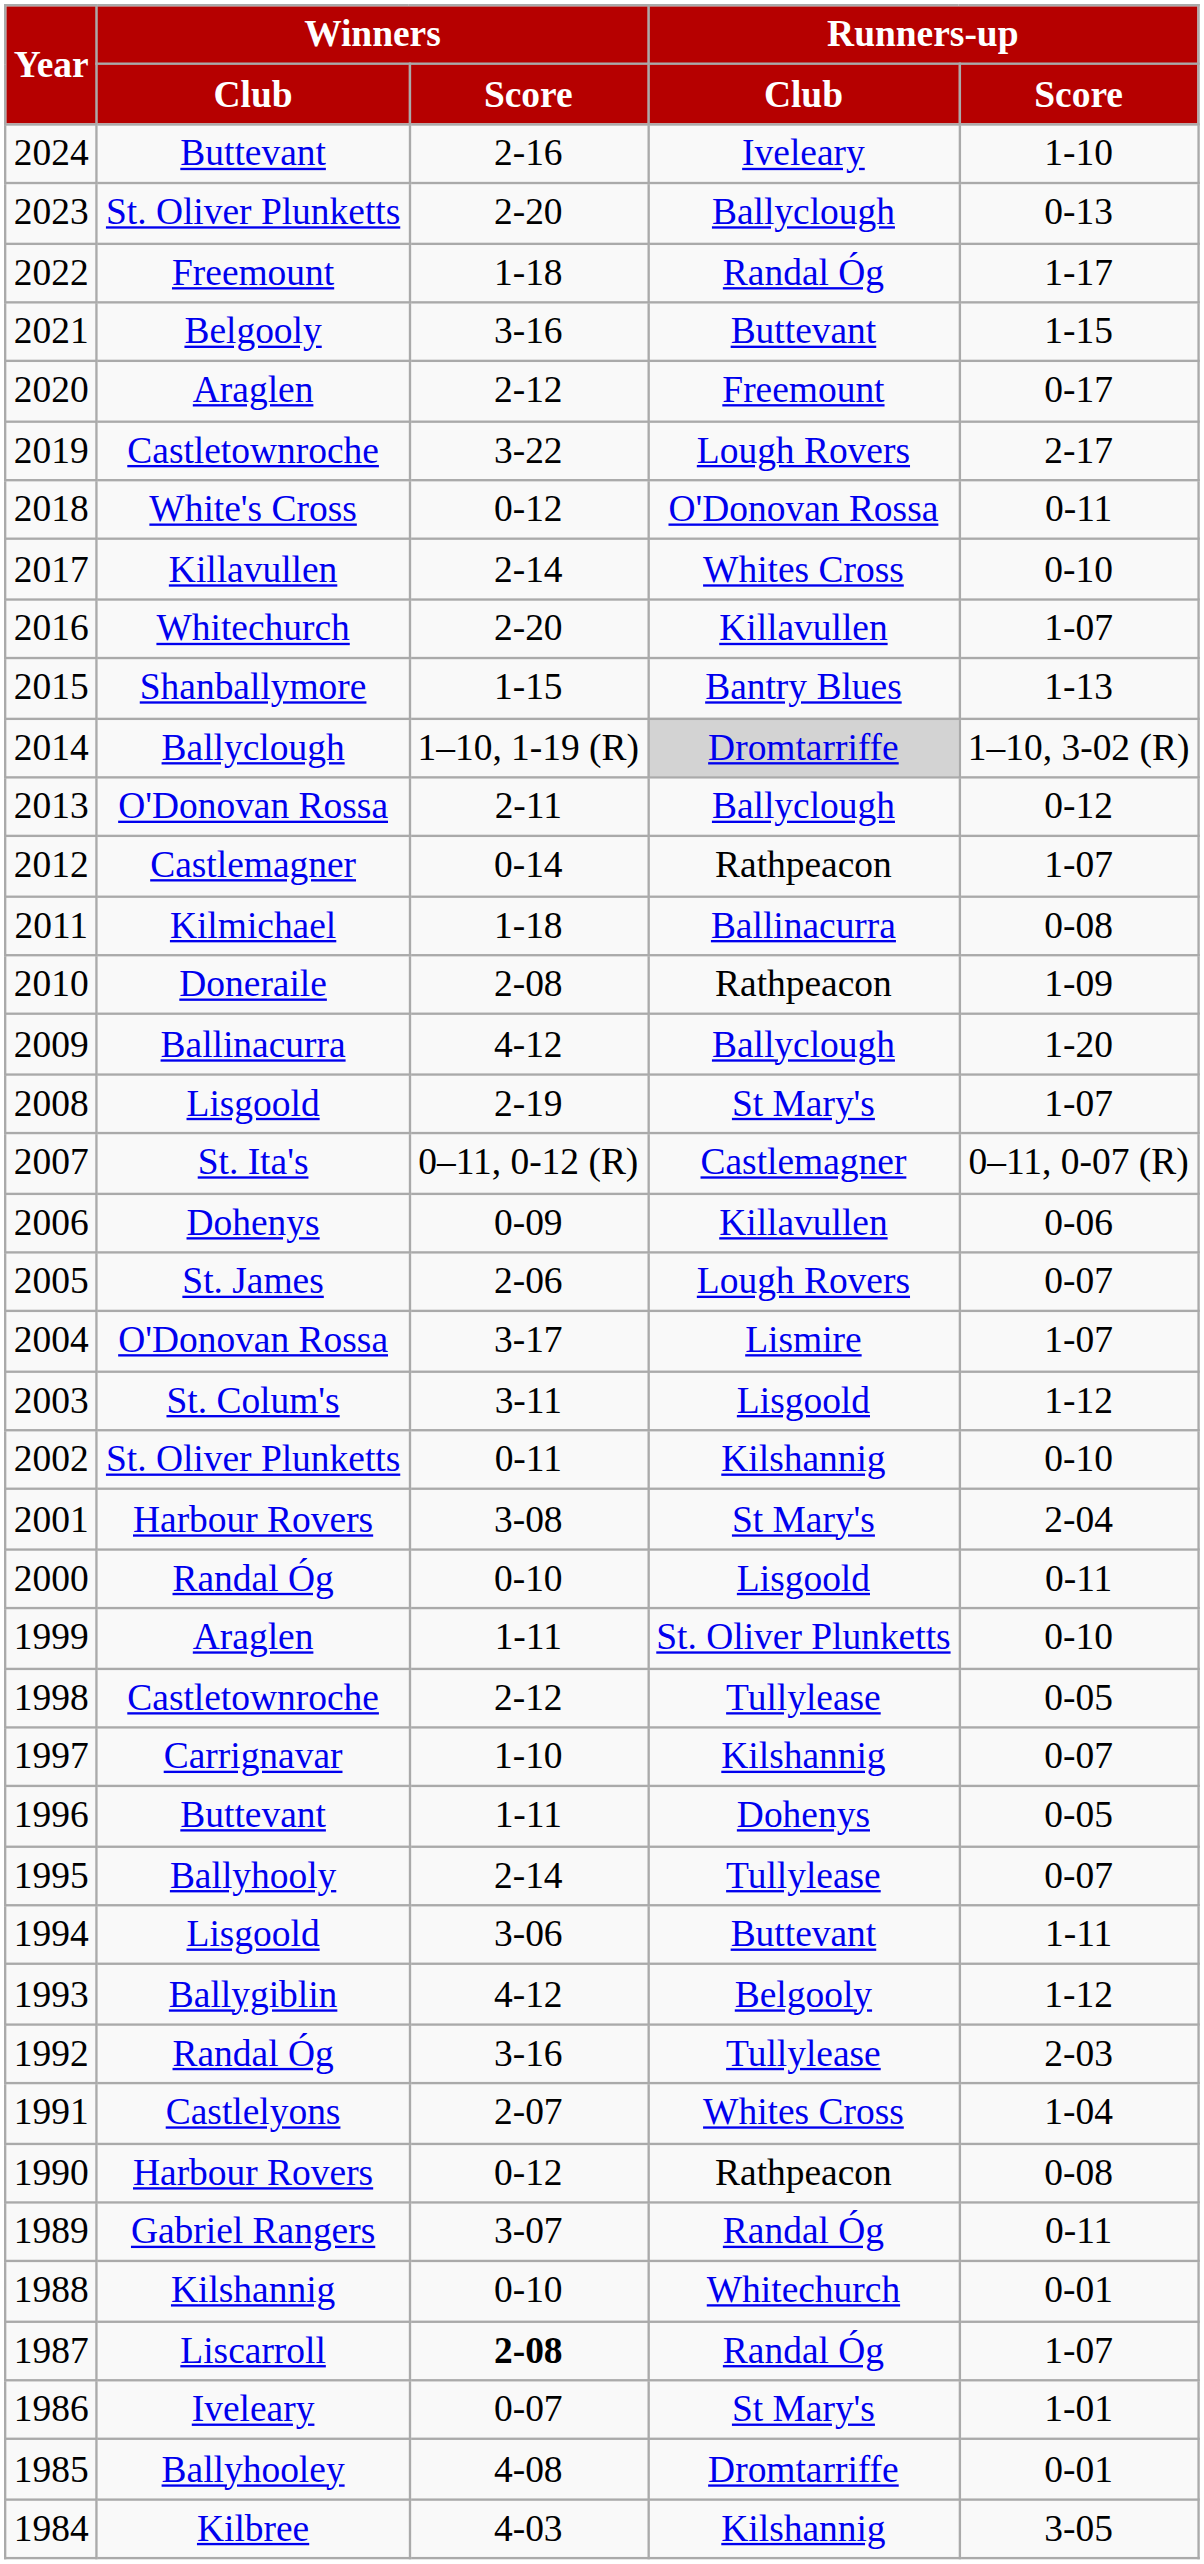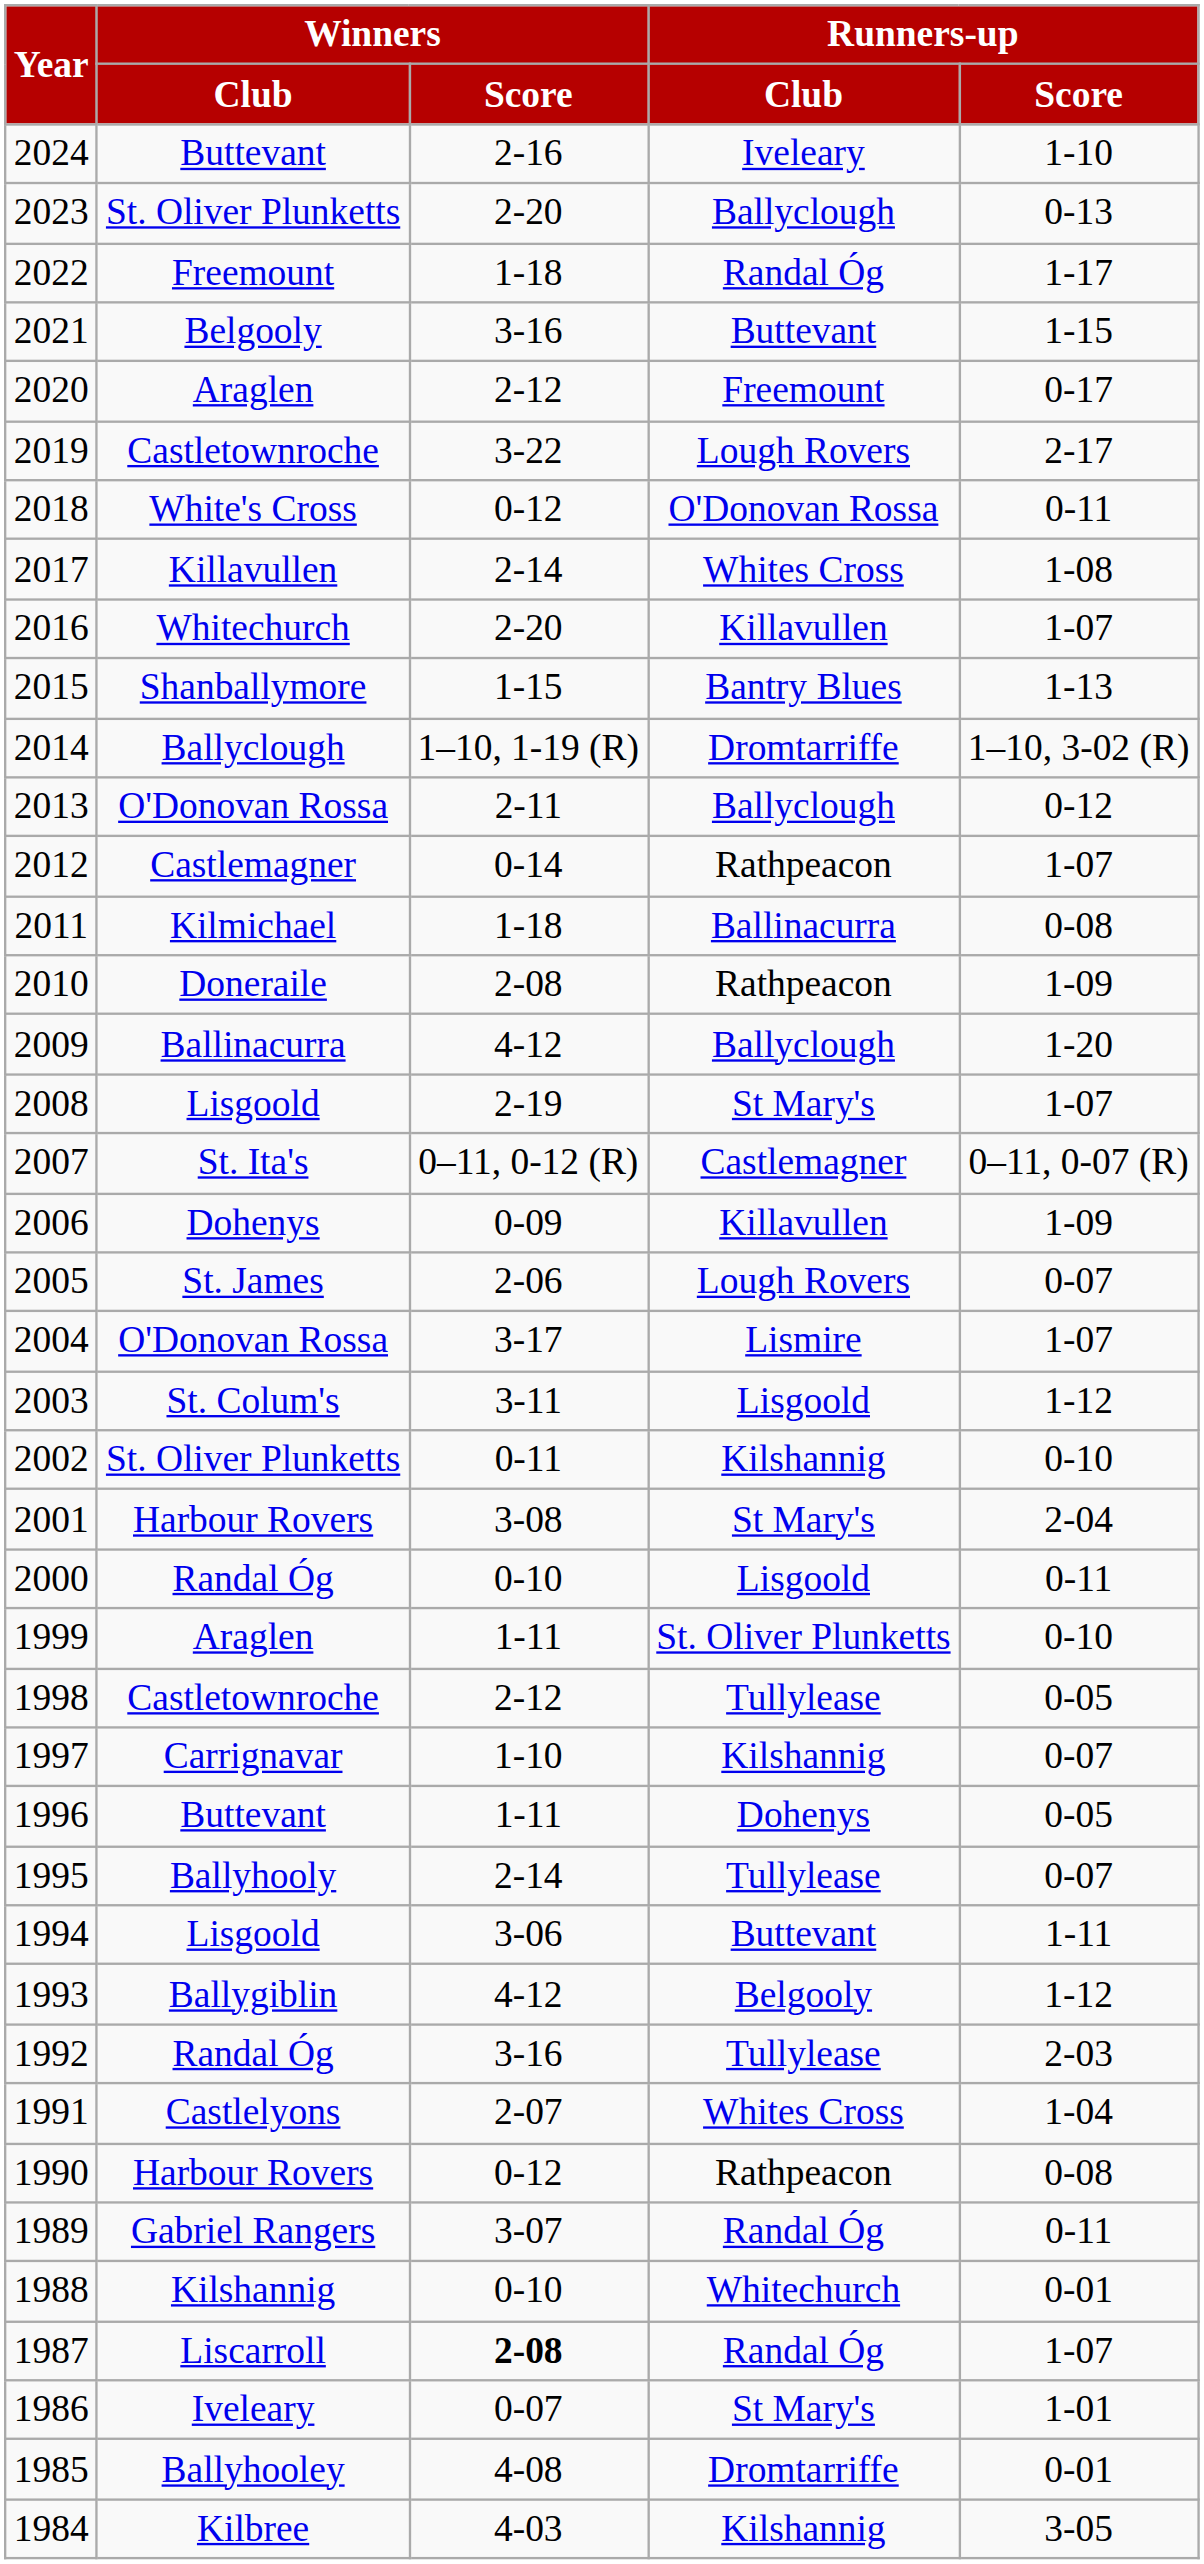(1079, 568) 0-10 -> (1079, 568) 1-08
(803, 746) lightgrey background -> (803, 746) no background
(1079, 1221) 0-06 -> (1079, 1221) 1-09
